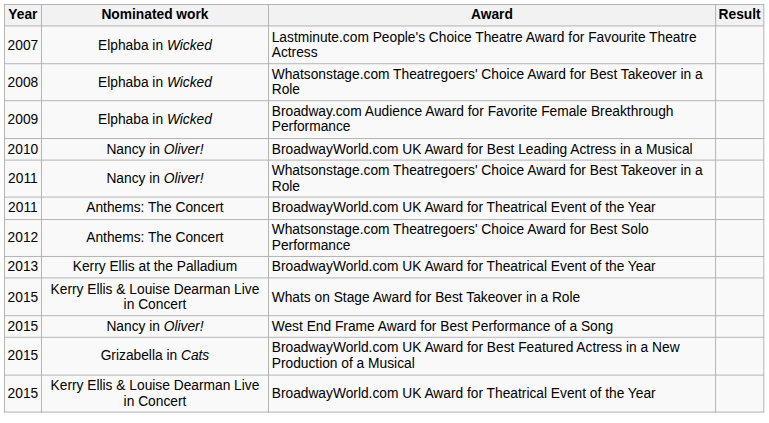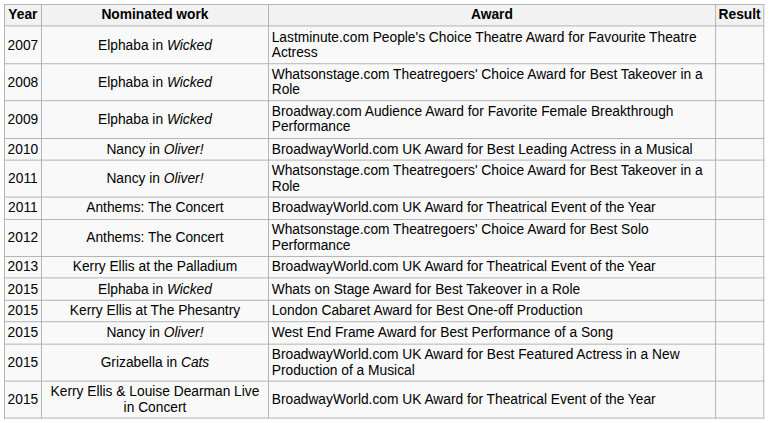(155, 296) Kerry Ellis & Louise Dearman Live in Concert -> (155, 289) Elphaba in Wicked
+ row: (23, 311)
